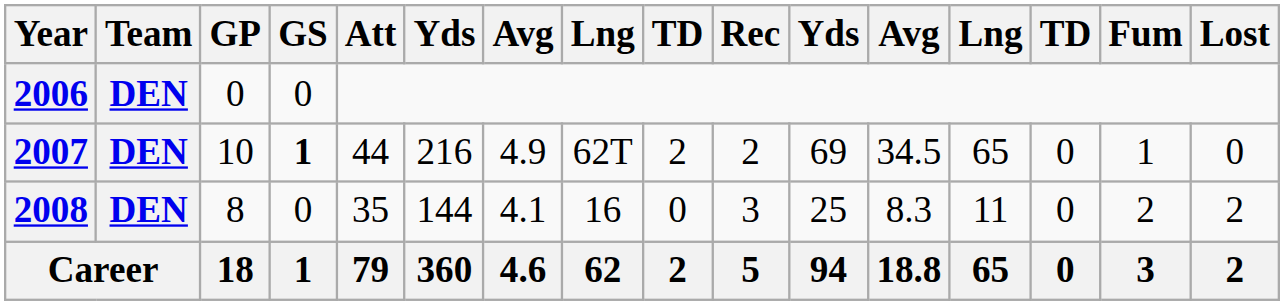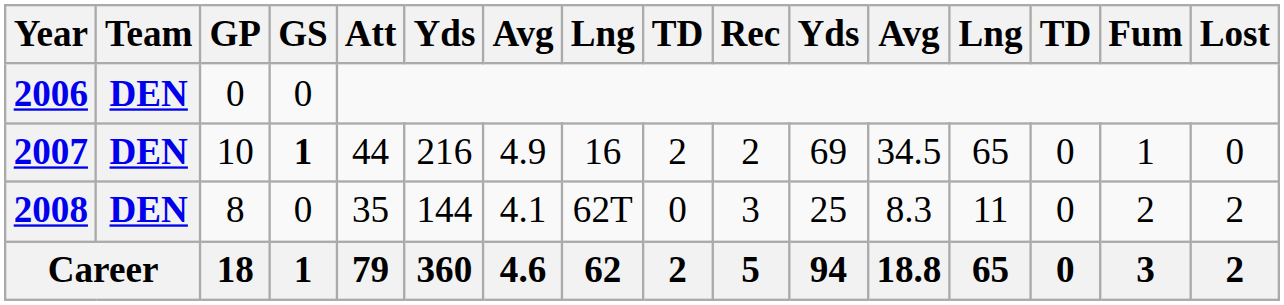(603, 151) 62T -> (603, 151) 16
(603, 210) 16 -> (603, 210) 62T
